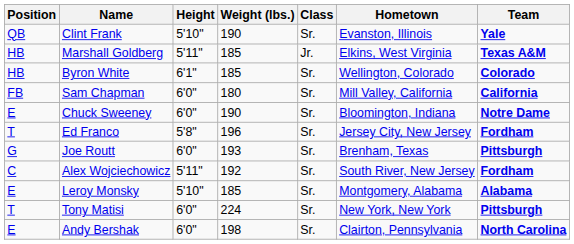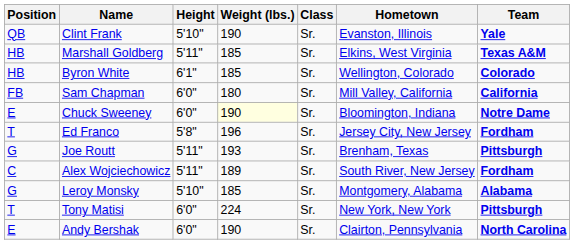(307, 54) Jr. -> (308, 54) Sr.
(231, 112) no background -> (231, 112) lightyellow background
(186, 152) 6'0" -> (189, 152) 5'11"
(231, 171) 192 -> (231, 171) 189
(11, 191) E -> (12, 191) G
(231, 230) 198 -> (231, 230) 190
